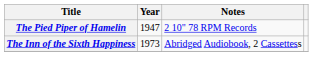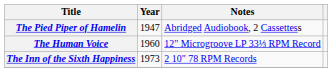(210, 28) 2 10" 78 RPM Records -> (233, 28) Abridged Audiobook, 2 Cassettess
+ row: (71, 43)
(233, 43) Abridged Audiobook, 2 Cassettess -> (210, 59) 2 10" 78 RPM Records
